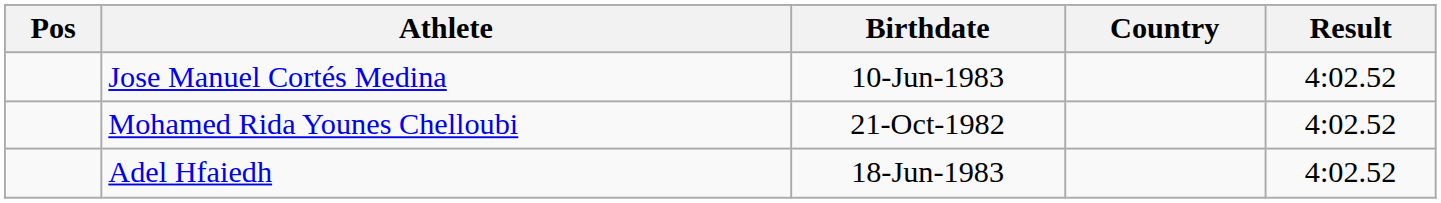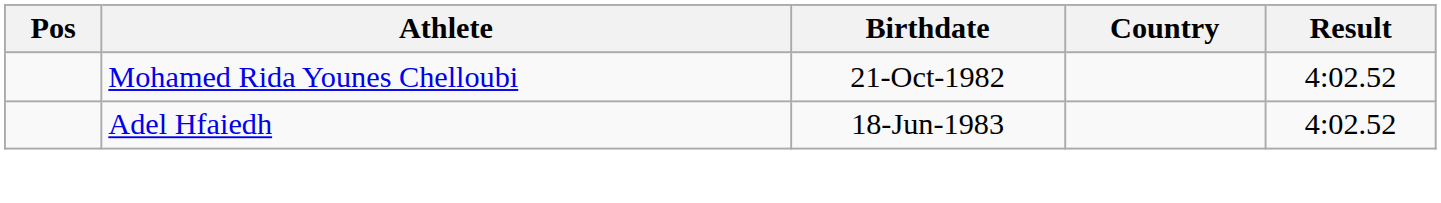- row: (278, 76)
